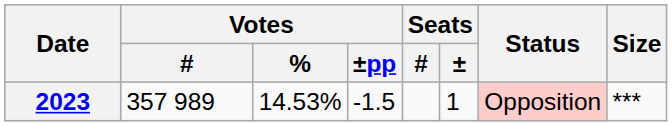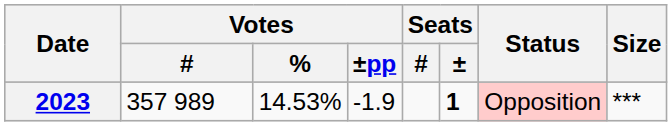(374, 102) -1.5 -> (374, 102) -1.9
(453, 102) normal -> (453, 102) bold
